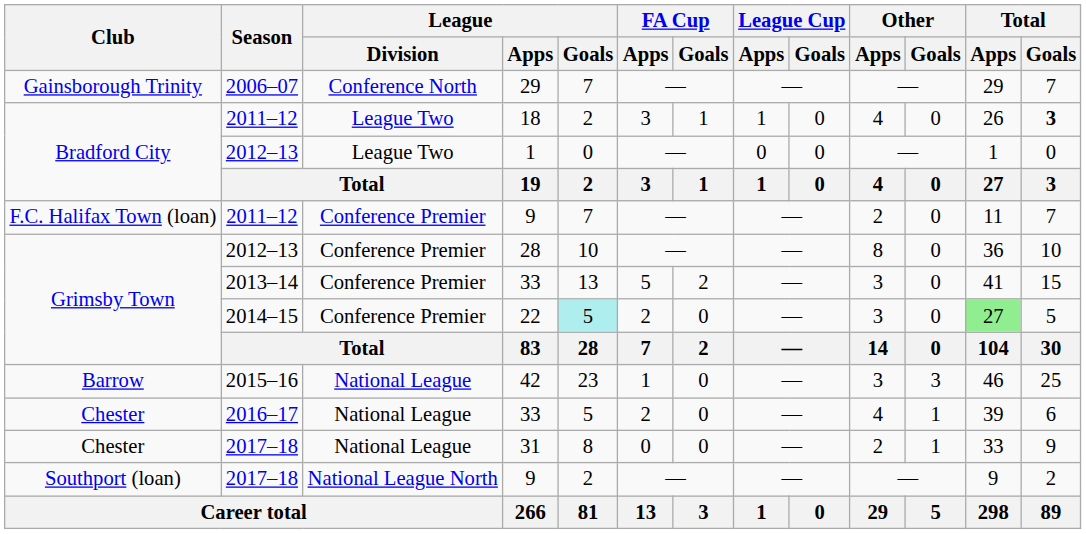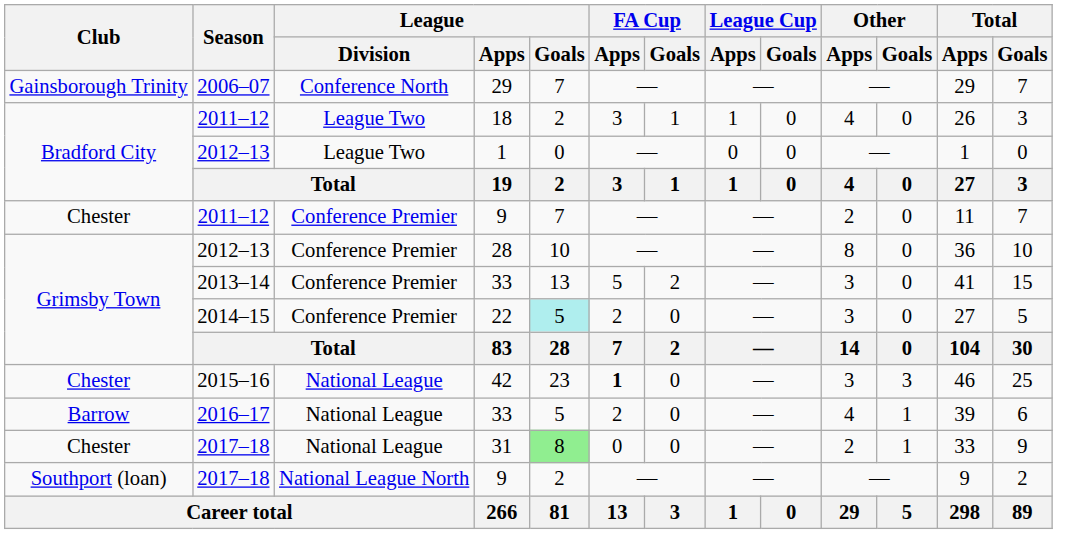(1051, 119) bold -> (1022, 119) normal
(113, 217) F.C. Halifax Town (loan) -> (99, 217) Chester
(993, 315) lightgreen background -> (965, 315) no background
(113, 380) Barrow -> (99, 380) Chester
(646, 380) normal -> (617, 380) bold
(113, 413) Chester -> (99, 413) Barrow
(588, 446) no background -> (559, 446) lightgreen background
